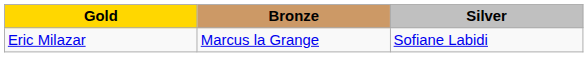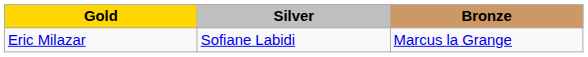columns swapped: (487, 16) <-> (294, 16)
